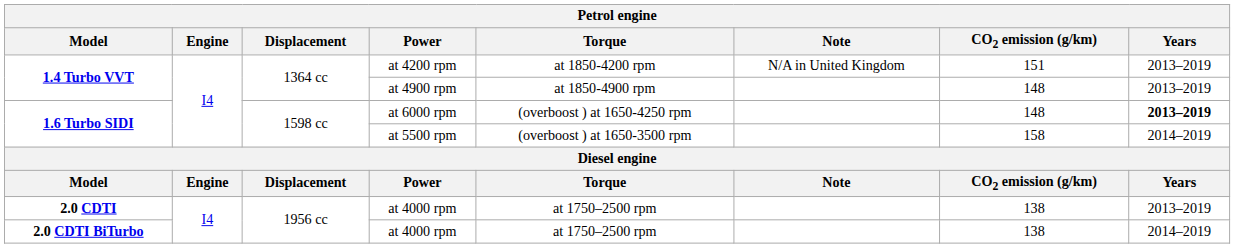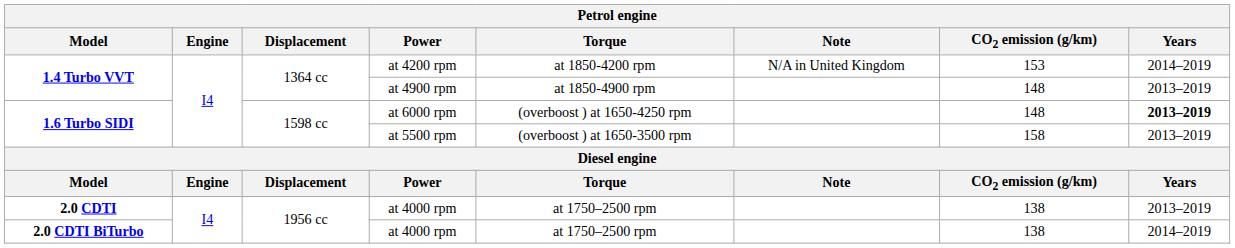(1034, 65) 151 -> (1034, 65) 153
(1179, 65) 2013–2019 -> (1179, 65) 2014–2019
(1179, 134) 2014–2019 -> (1179, 134) 2013–2019
